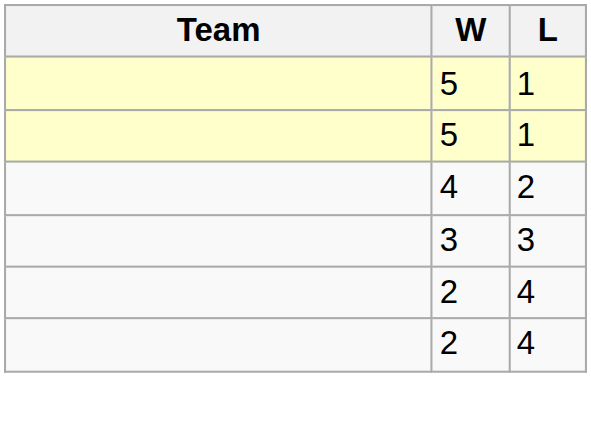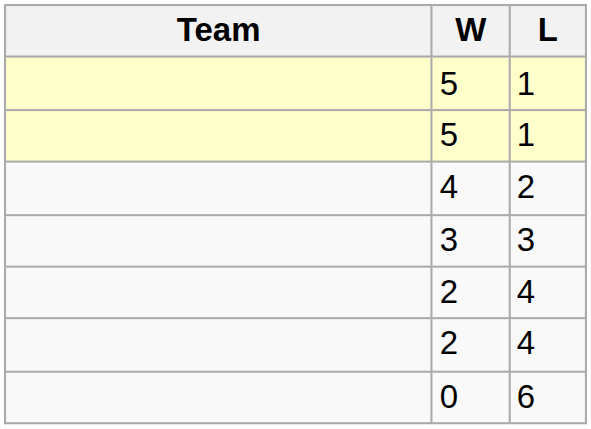+ row: (449, 396)
